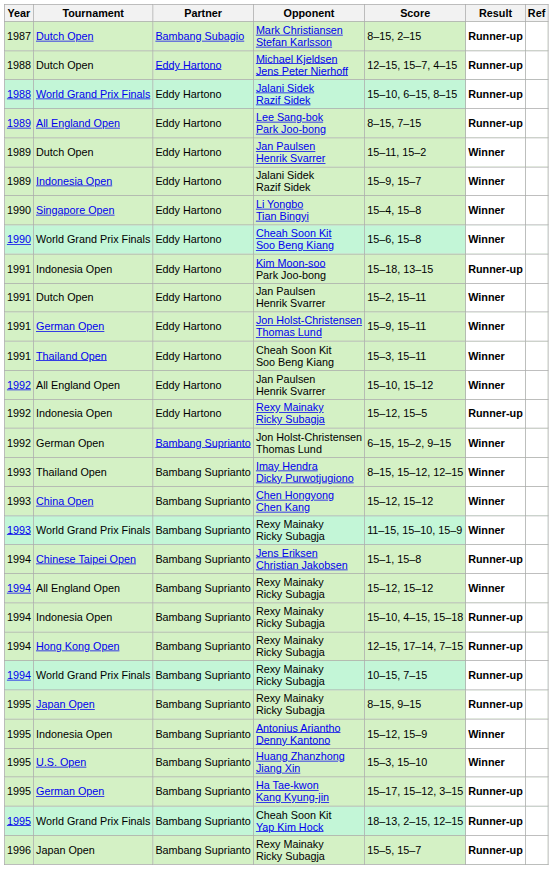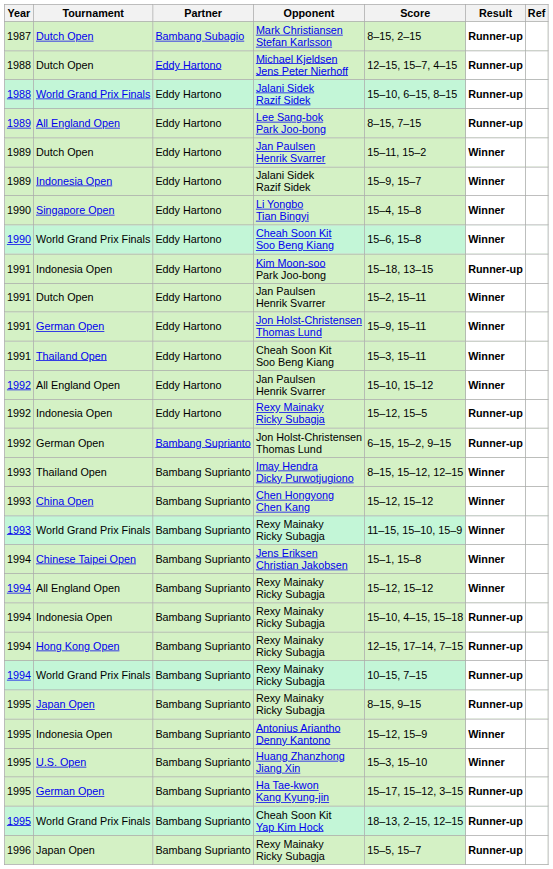(486, 443) Winner -> (496, 443) Runner-up
(496, 559) Runner-up -> (486, 559) Winner
